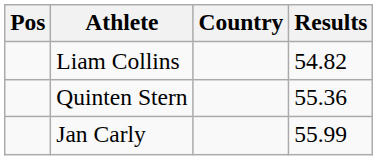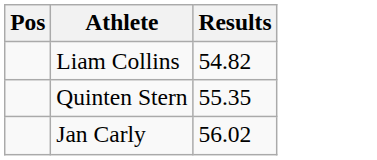- column: (241, 23)
(321, 97) 55.36 -> (225, 97) 55.35
(321, 135) 55.99 -> (225, 135) 56.02
